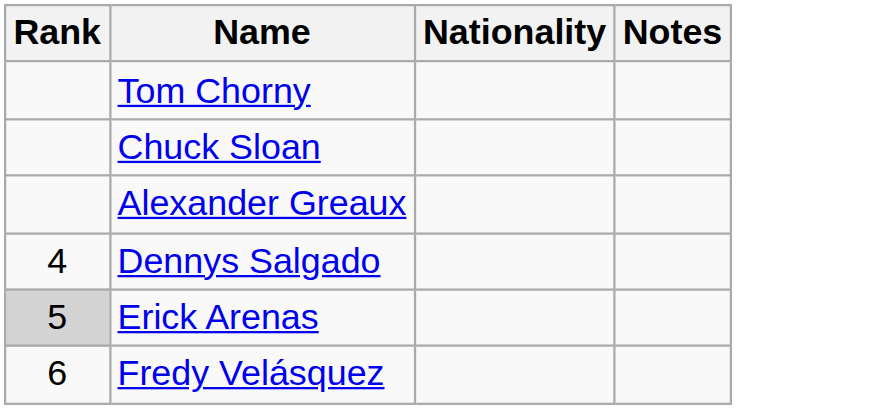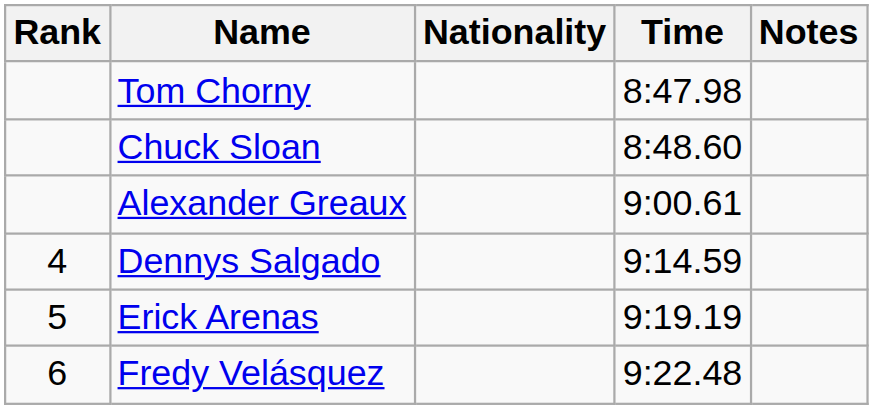+ column: (682, 32)
(57, 317) lightgrey background -> (57, 317) no background
